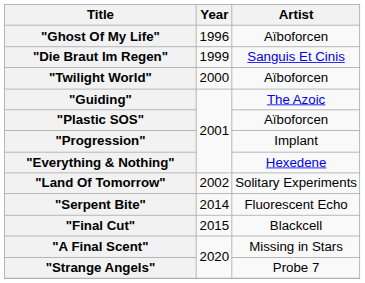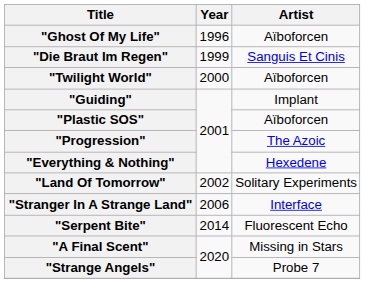(296, 99) The Azoic -> (296, 99) Implant
(296, 141) Implant -> (296, 141) The Azoic
+ row: (100, 204)
- row: (100, 225)
